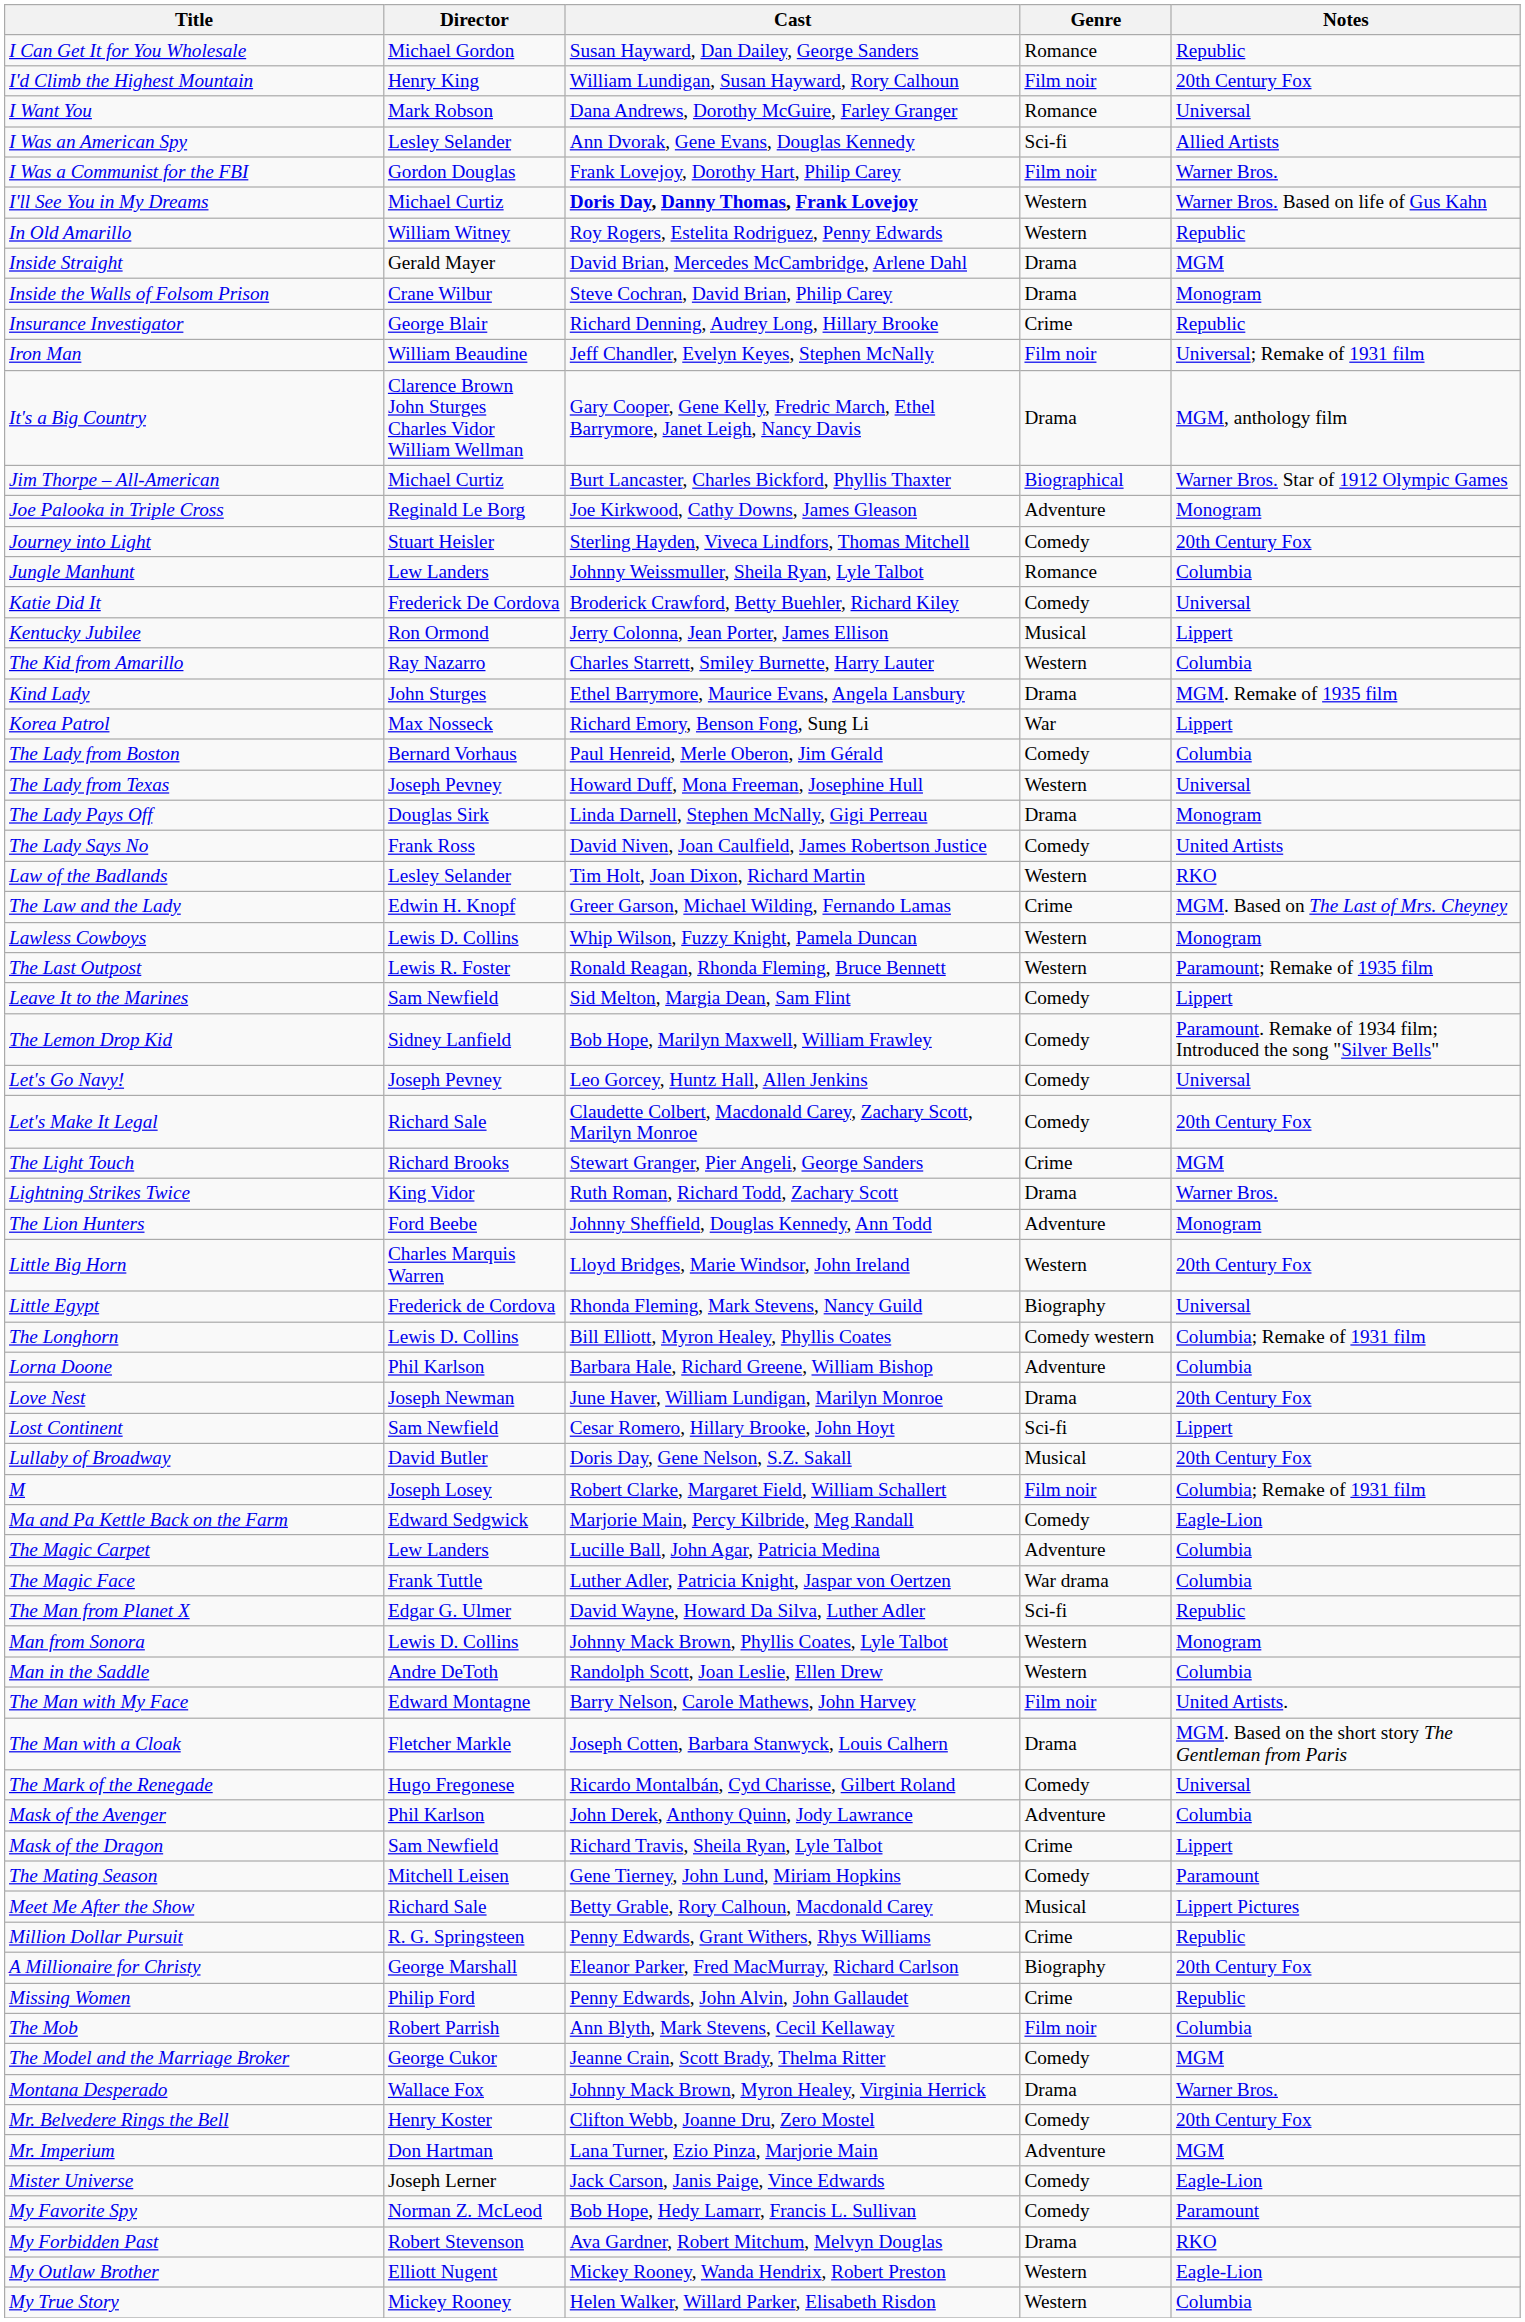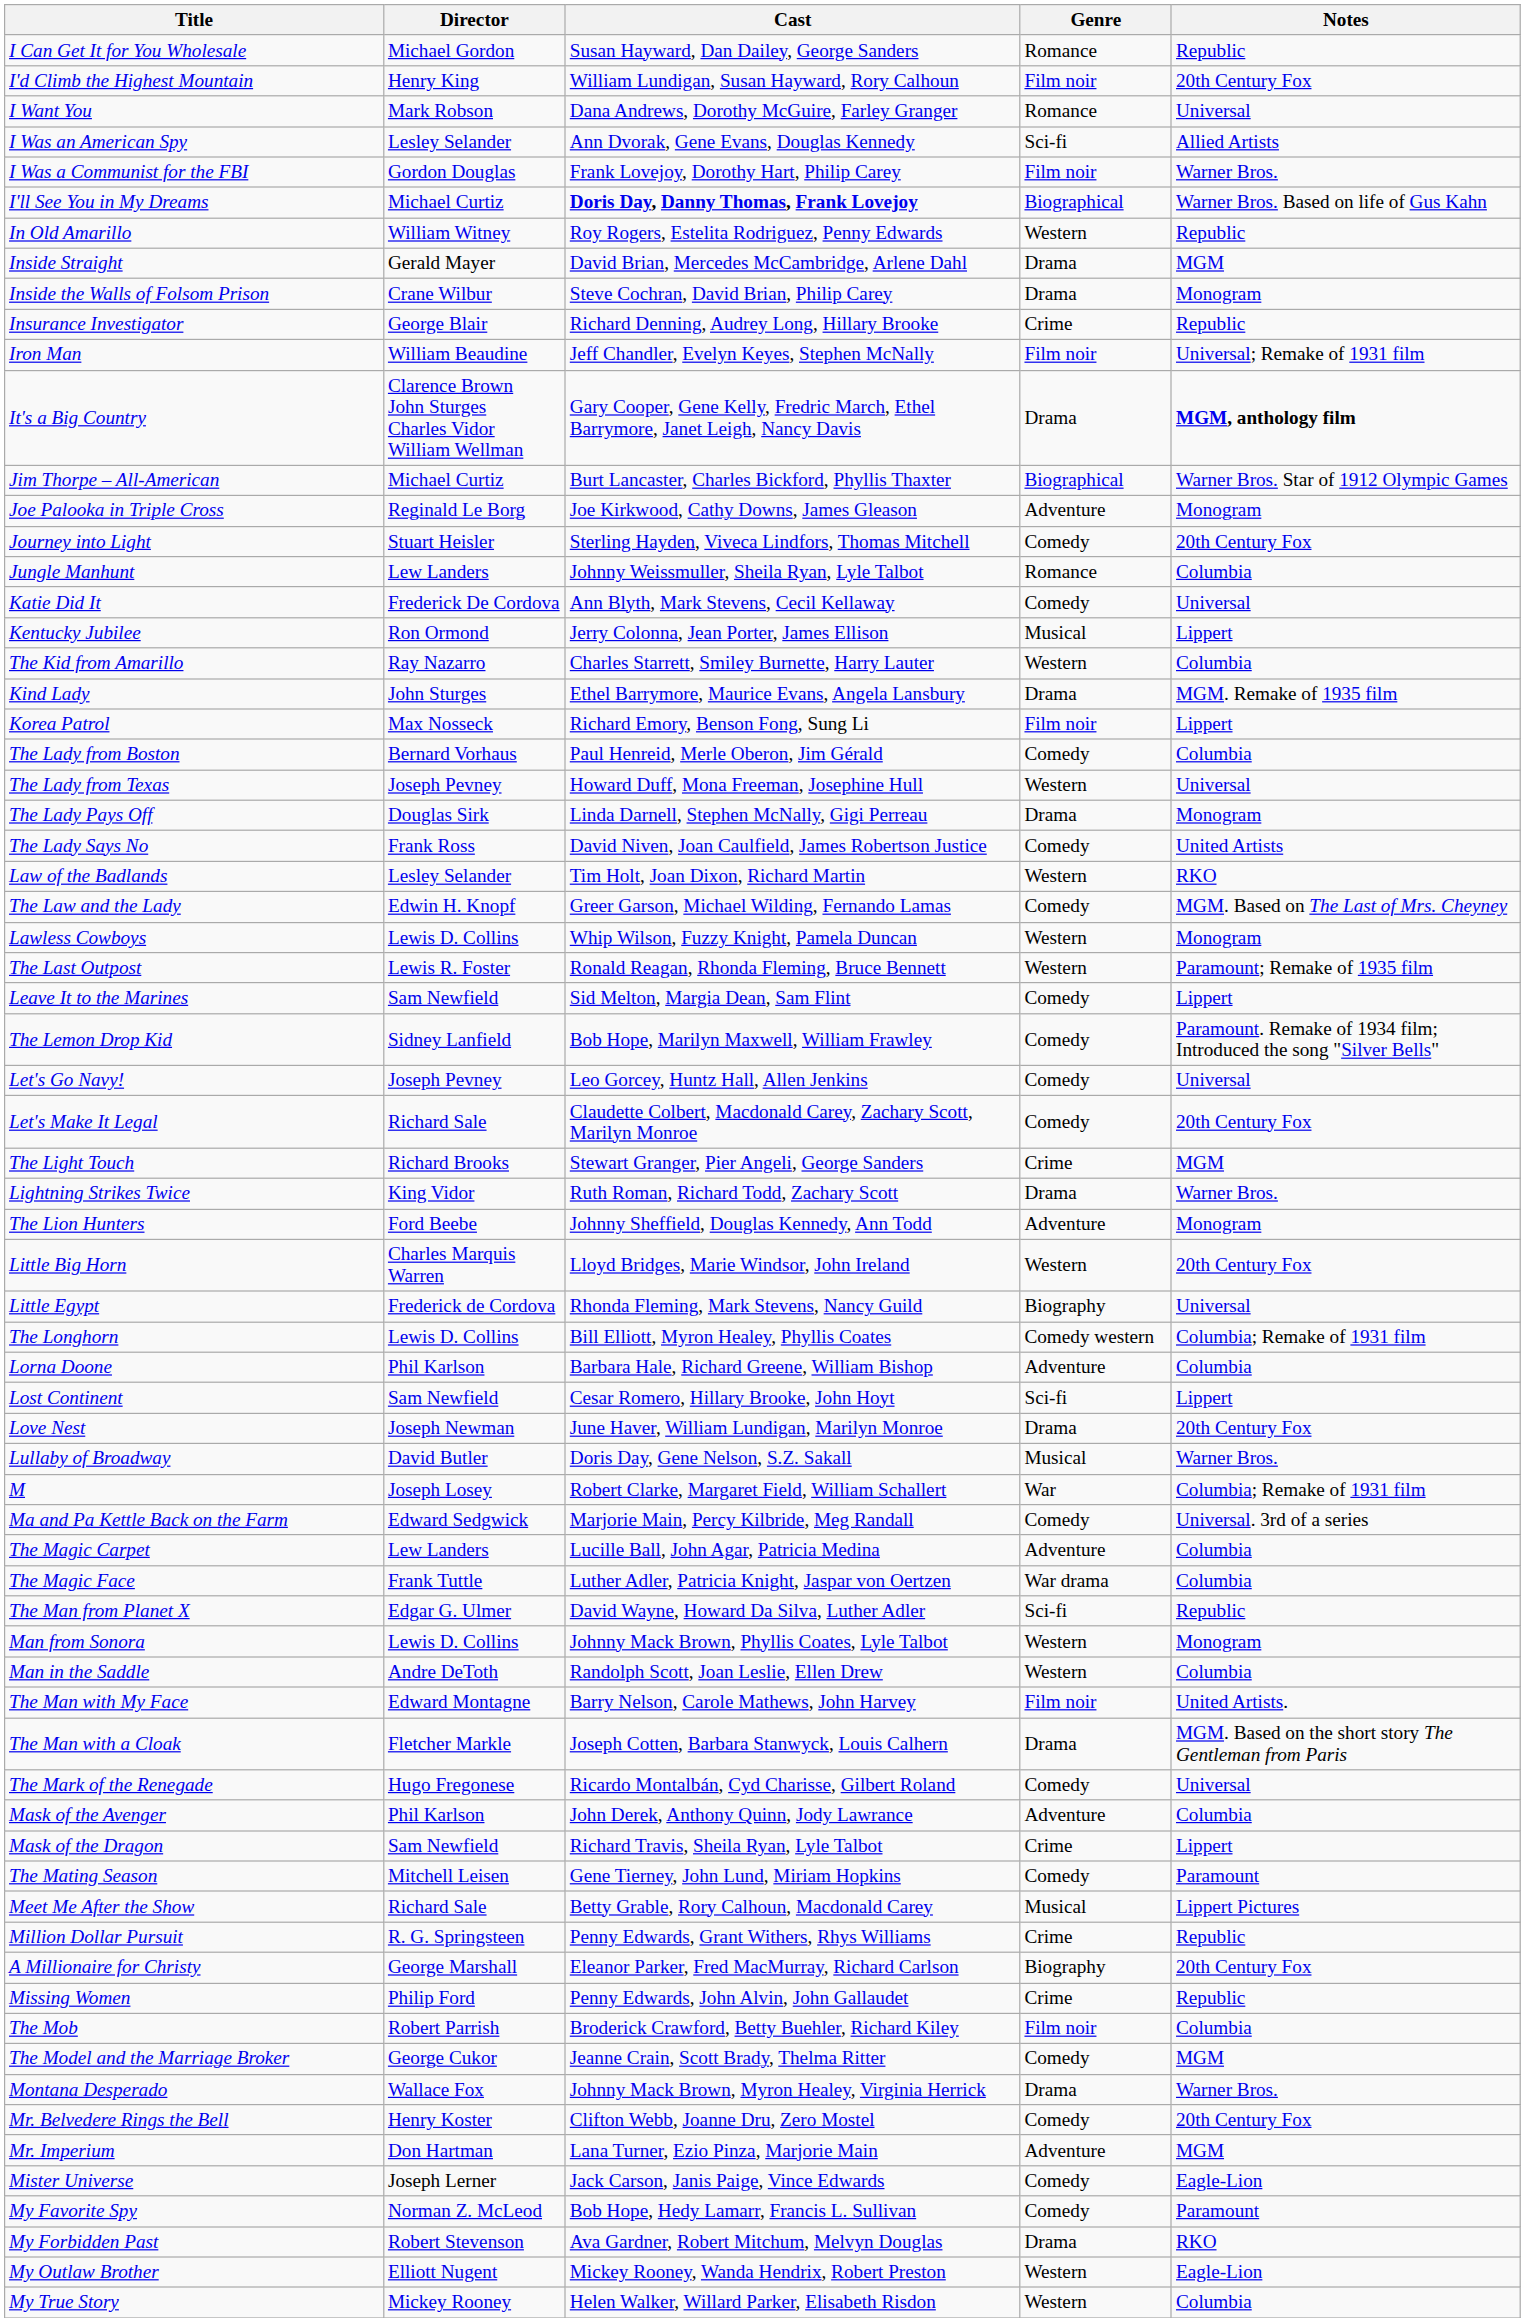(1056, 202) Western -> (1074, 202) Biographical
(1262, 417) normal -> (1266, 417) bold
(764, 602) Broderick Crawford, Betty Buehler, Richard Kiley -> (732, 602) Ann Blyth, Mark Stevens, Cecil Kellaway
(1040, 723) War -> (1060, 723) Film noir
(1048, 906) Crime -> (1057, 906) Comedy
rows swapped: (66, 1428) <-> (47, 1397)
(1244, 1458) 20th Century Fox -> (1227, 1458) Warner Bros.
(1060, 1489) Film noir -> (1040, 1489) War
(1219, 1519) Eagle-Lion -> (1272, 1519) Universal. 3rd of a series
(732, 2028) Ann Blyth, Mark Stevens, Cecil Kellaway -> (764, 2028) Broderick Crawford, Betty Buehler, Richard Kiley
